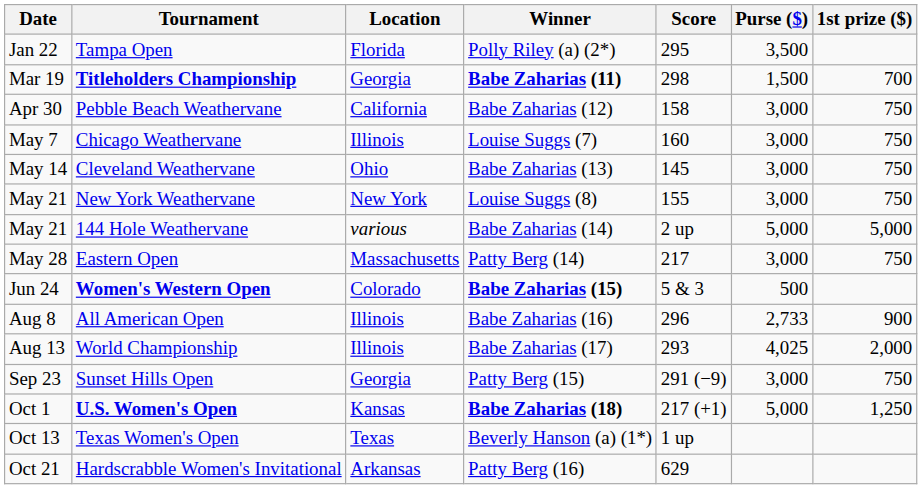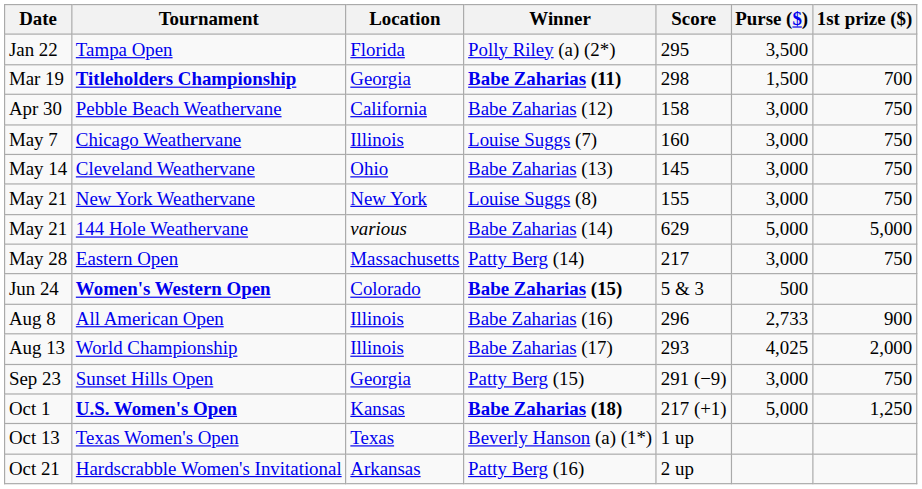(677, 229) 2 up -> (675, 229) 629
(675, 468) 629 -> (677, 468) 2 up
